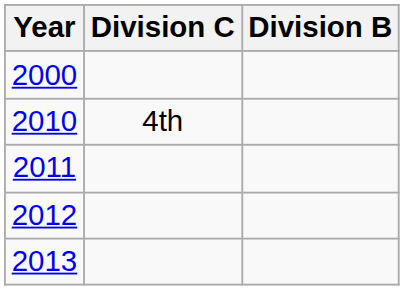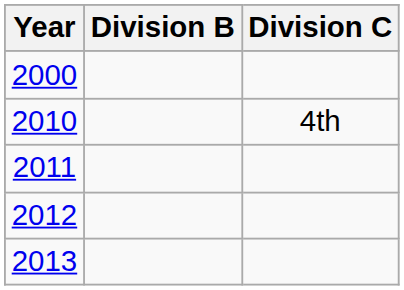columns swapped: (320, 27) <-> (163, 27)
